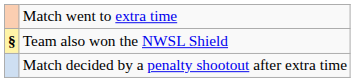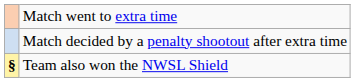rows swapped: (185, 65) <-> (125, 41)
